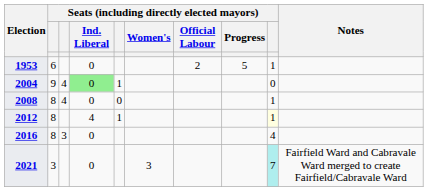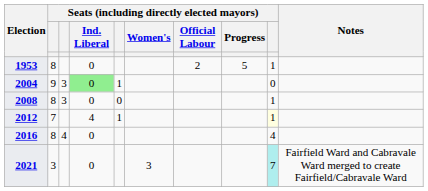(53, 65) 6 -> (53, 65) 8
(64, 83) 4 -> (64, 83) 3
(64, 100) 4 -> (64, 100) 3
(53, 118) 8 -> (53, 118) 7
(64, 135) 3 -> (64, 135) 4
